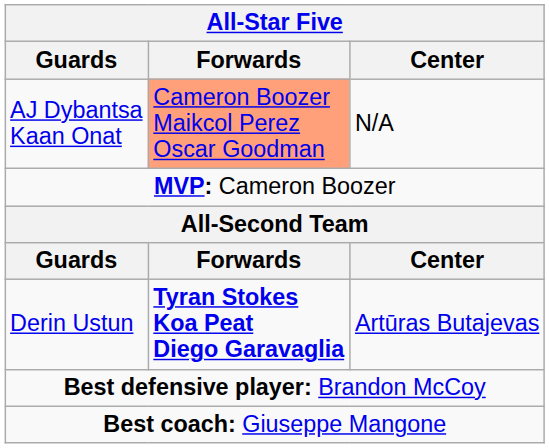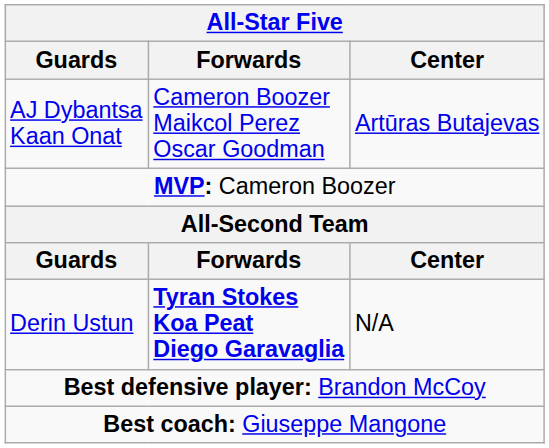(242, 123) lightsalmon background -> (242, 123) no background
(374, 123) N/A -> (447, 123) Artūras Butajevas
(447, 324) Artūras Butajevas -> (374, 324) N/A
